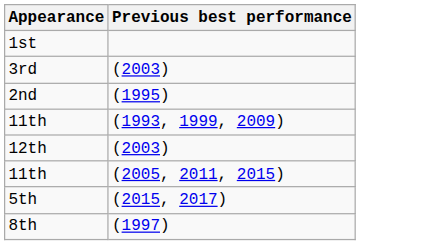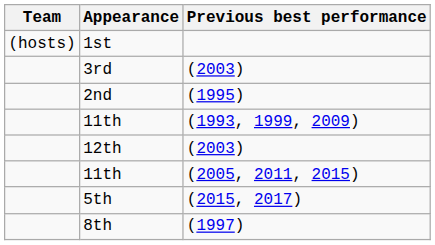+ column: (42, 18)
